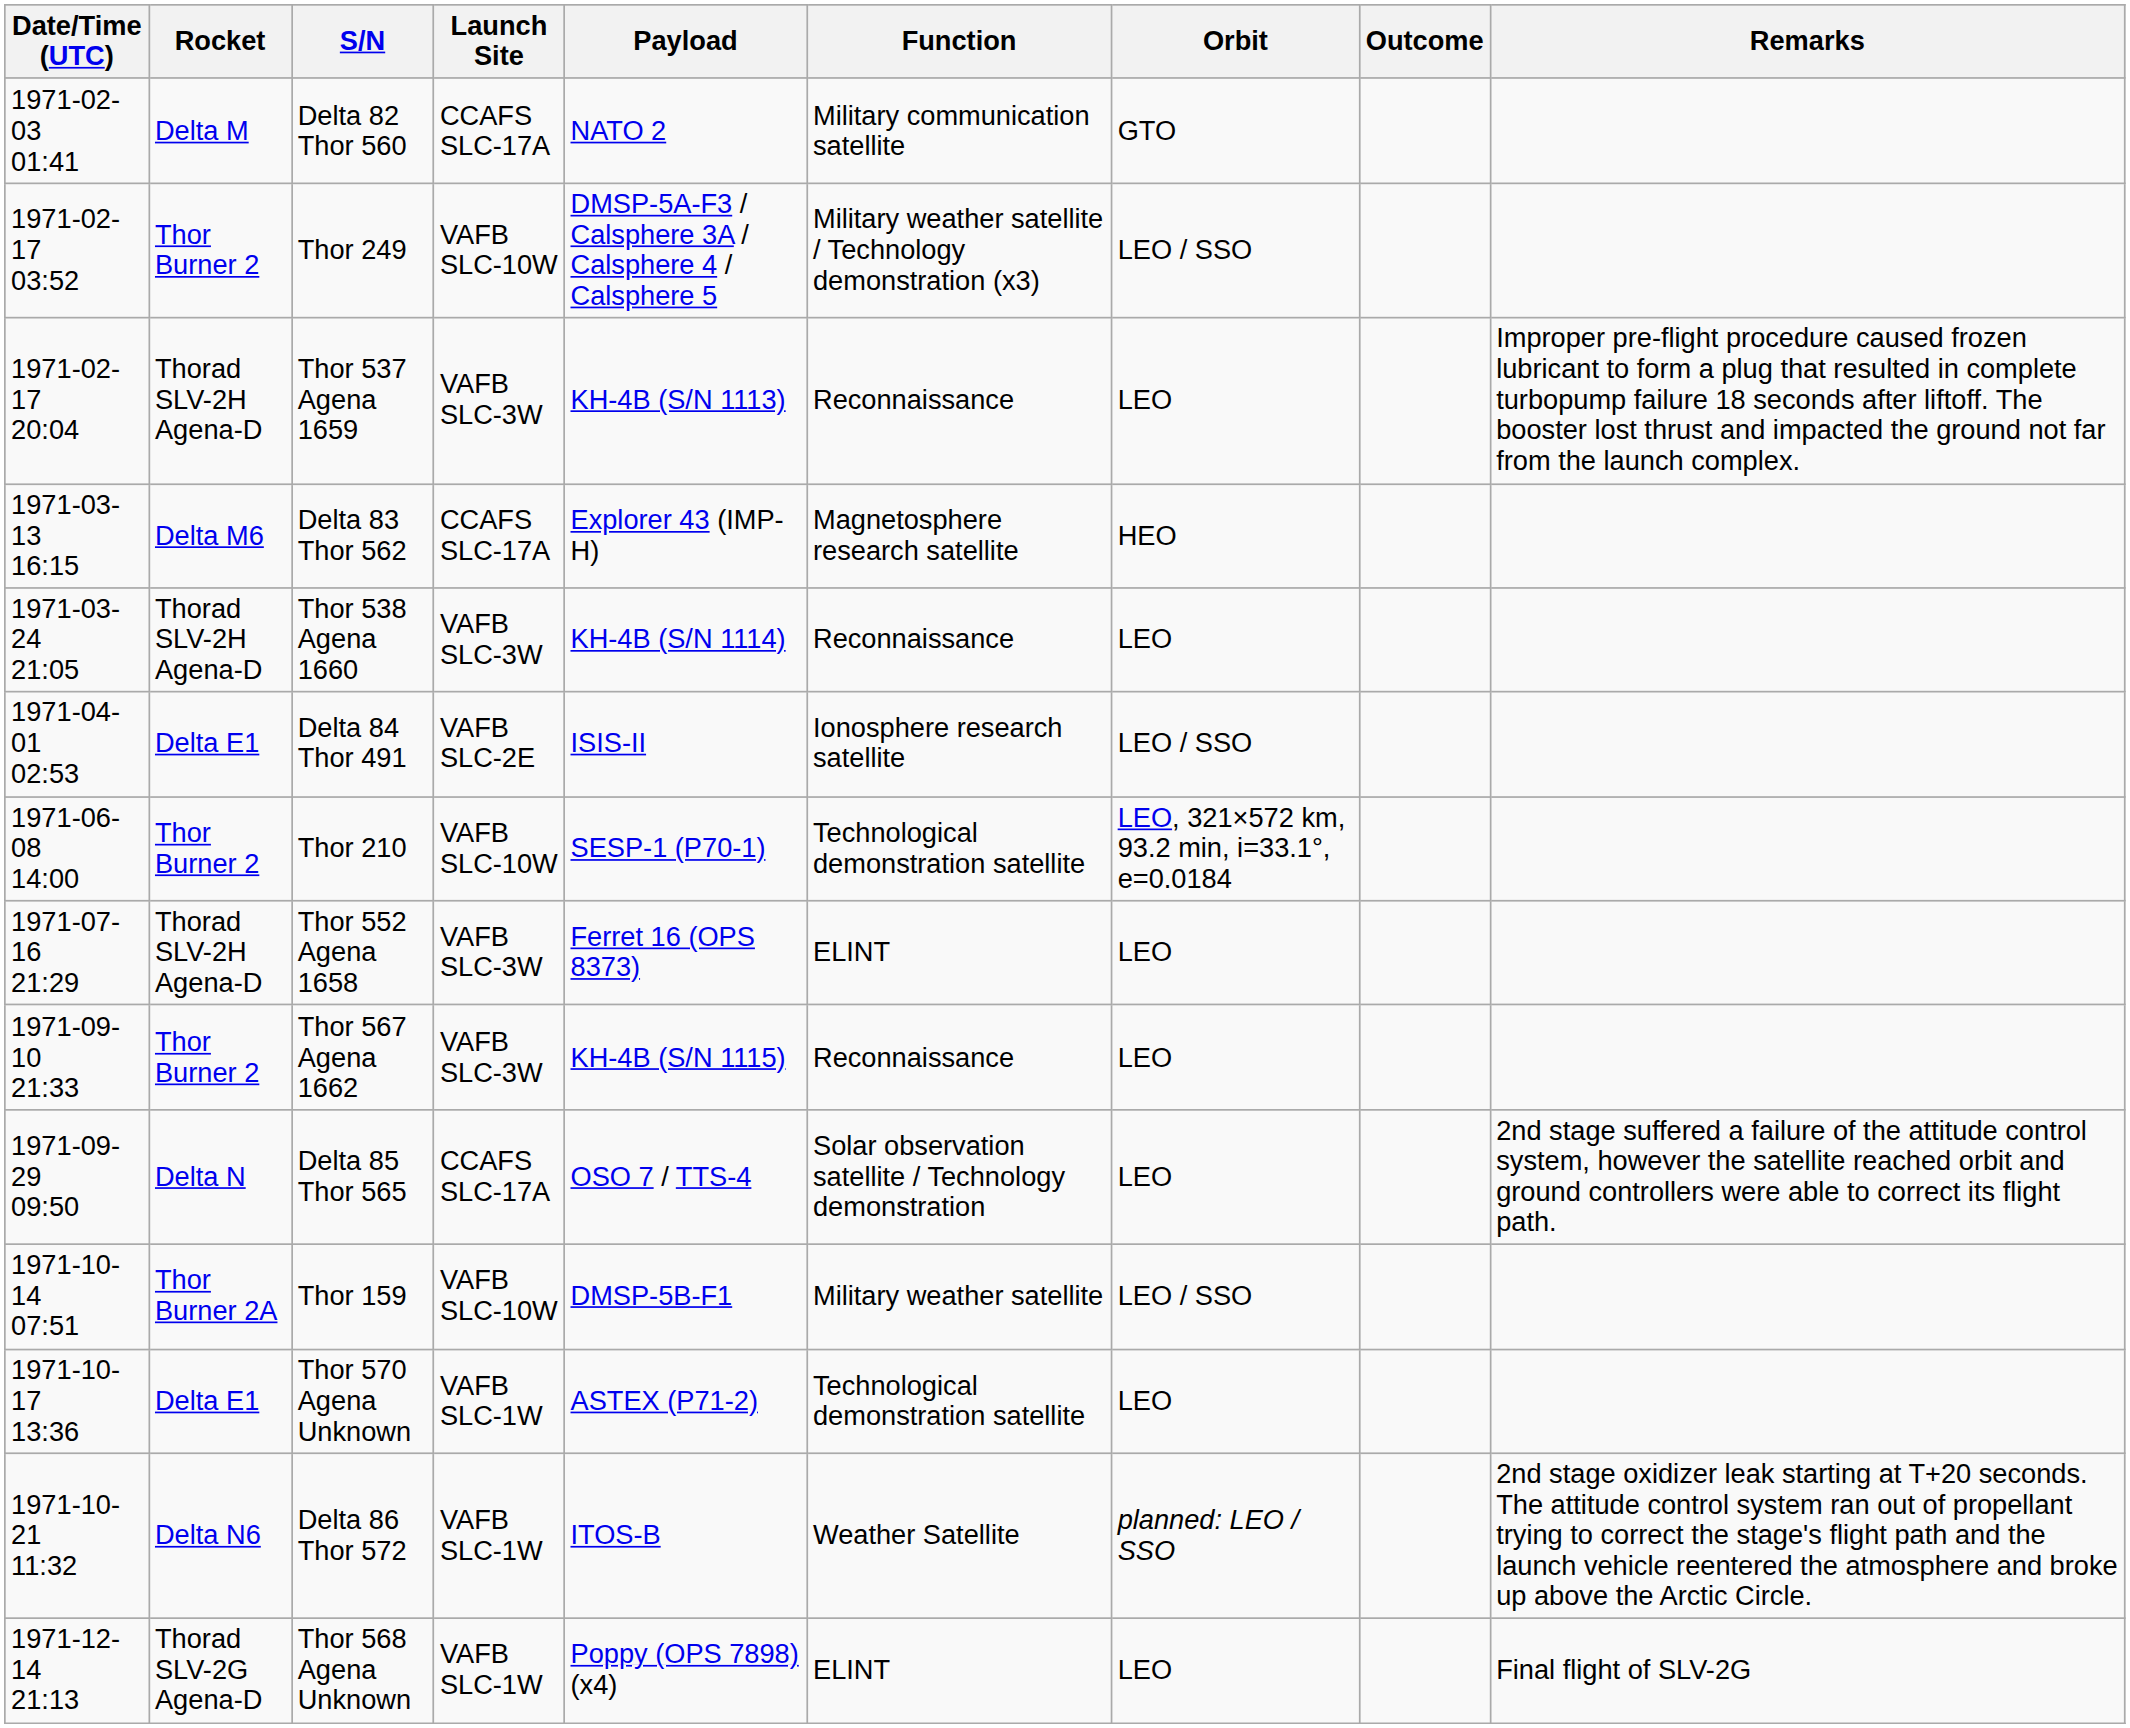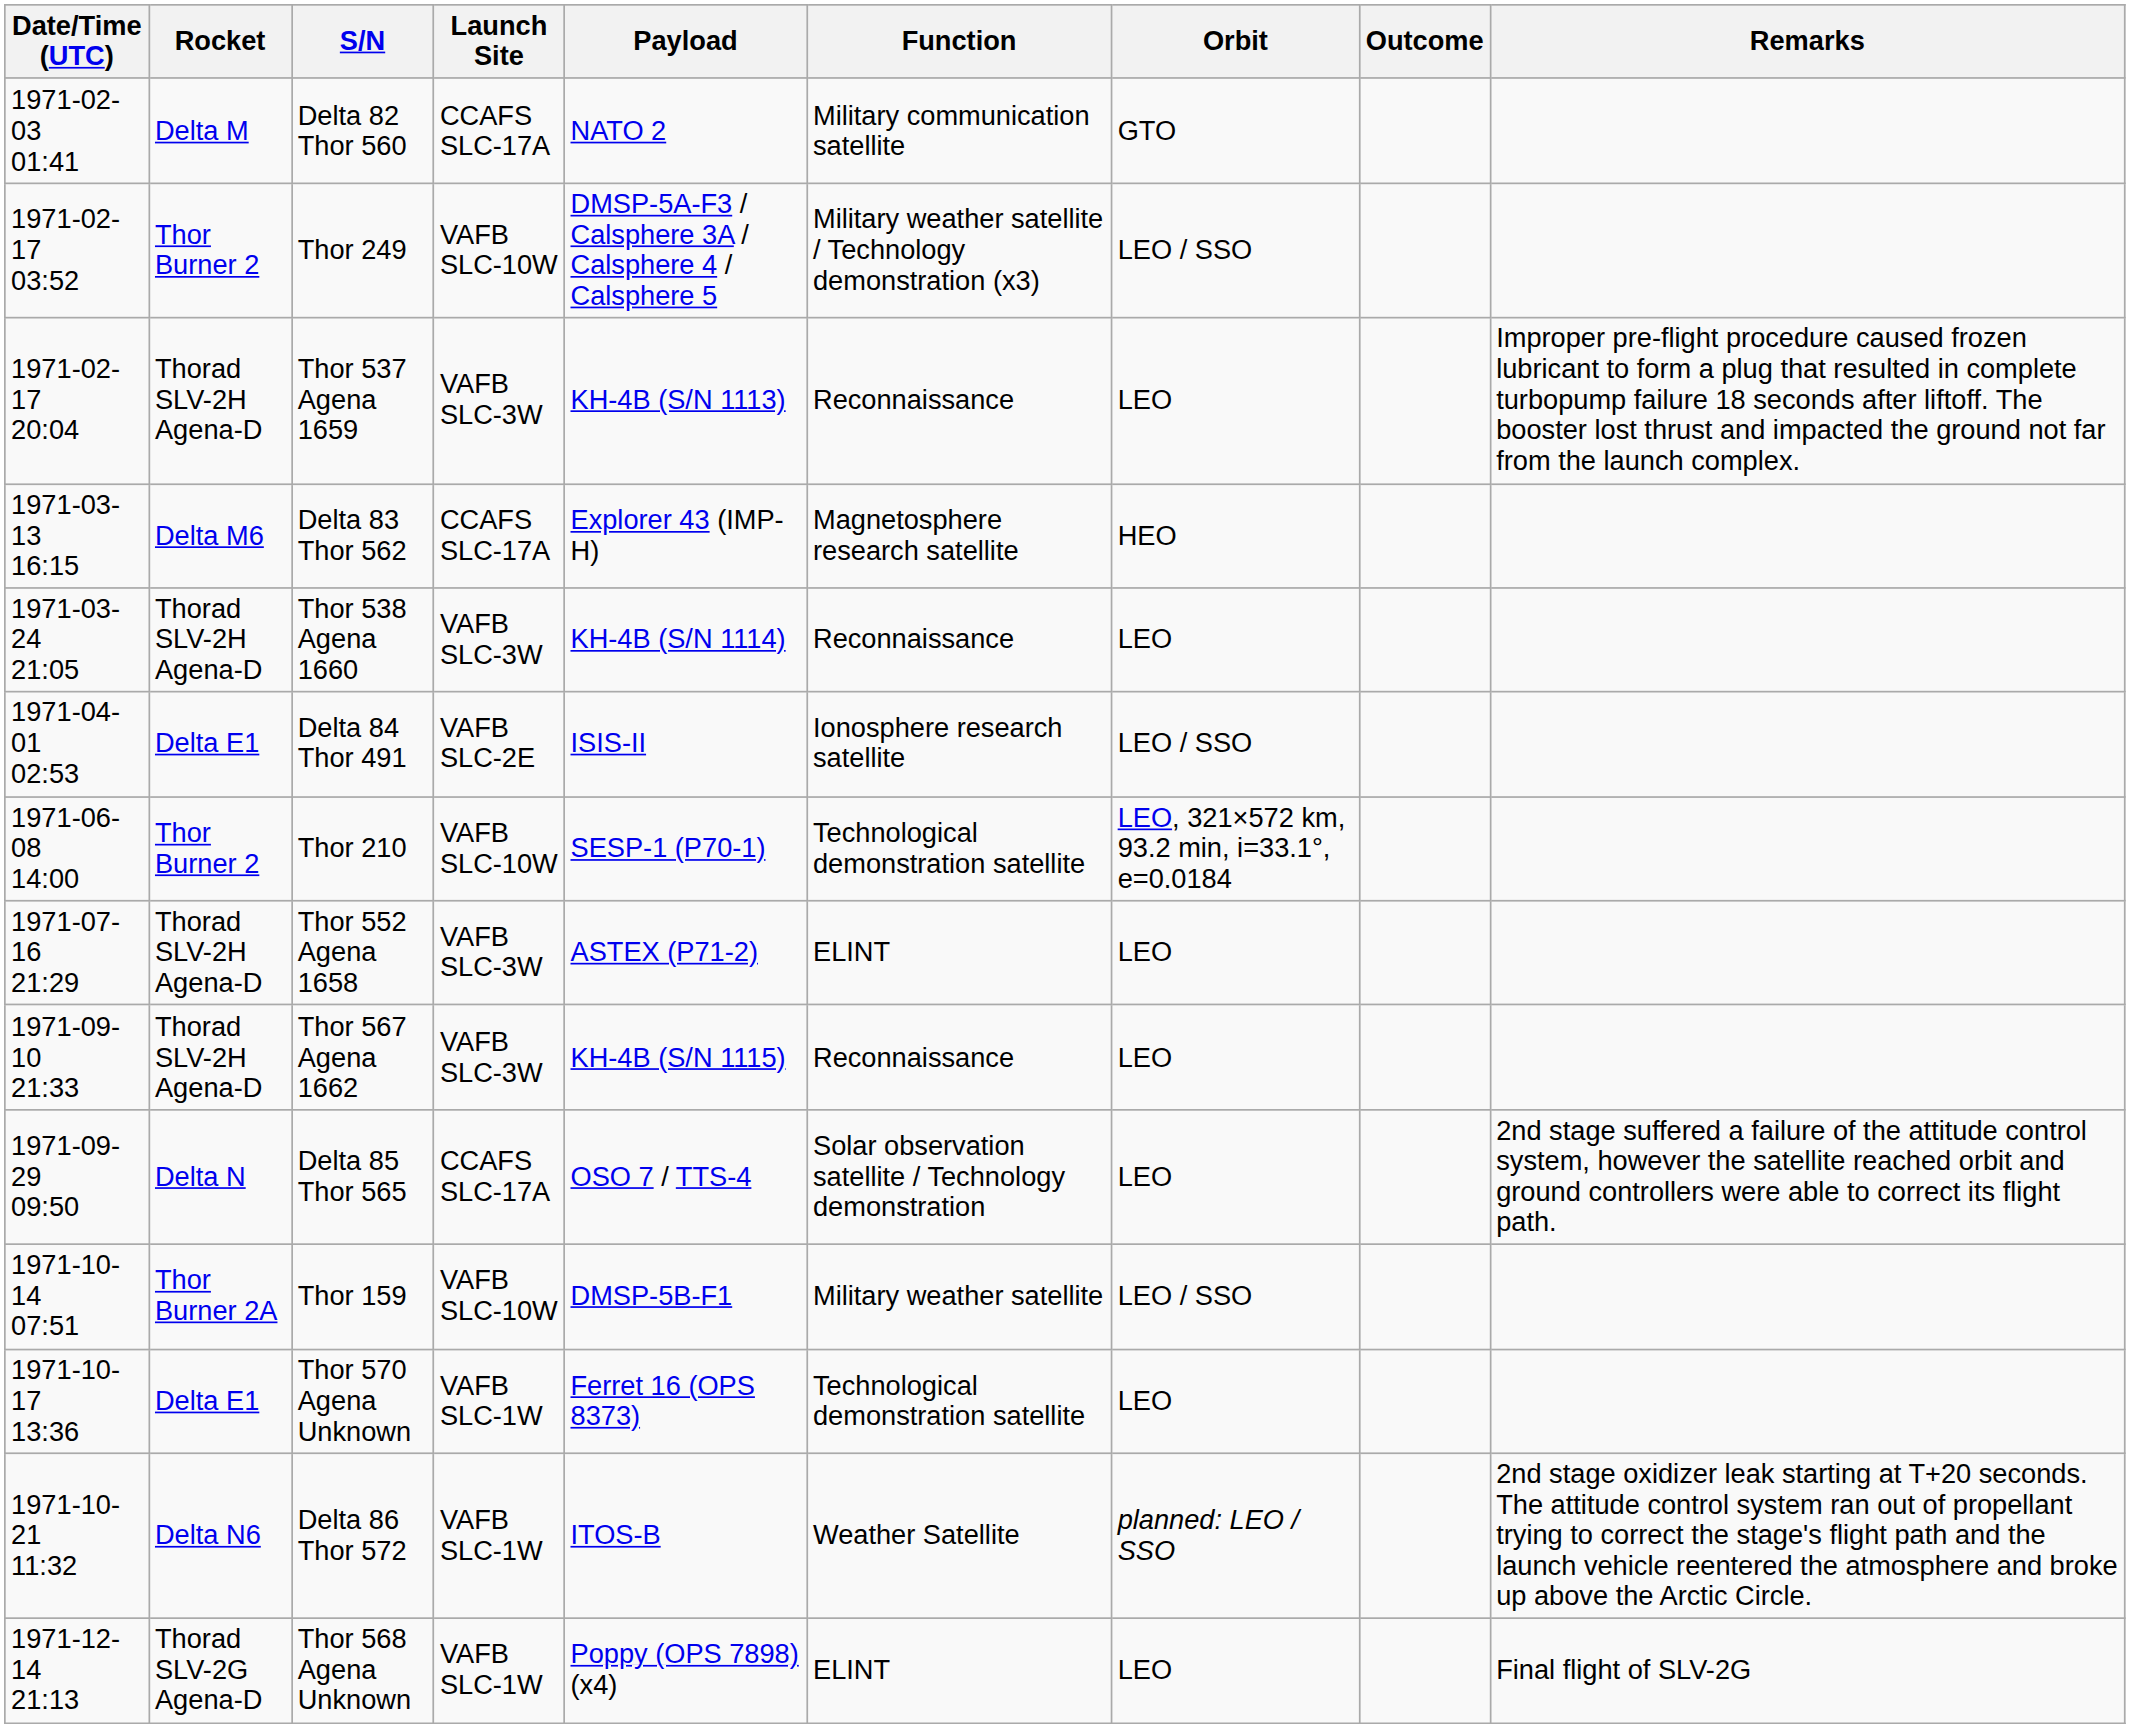(663, 952) Ferret 16 (OPS 8373) -> (664, 952) ASTEX (P71-2)
(207, 1056) Thor Burner 2 -> (209, 1056) Thorad SLV-2H Agena-D
(664, 1400) ASTEX (P71-2) -> (663, 1400) Ferret 16 (OPS 8373)
